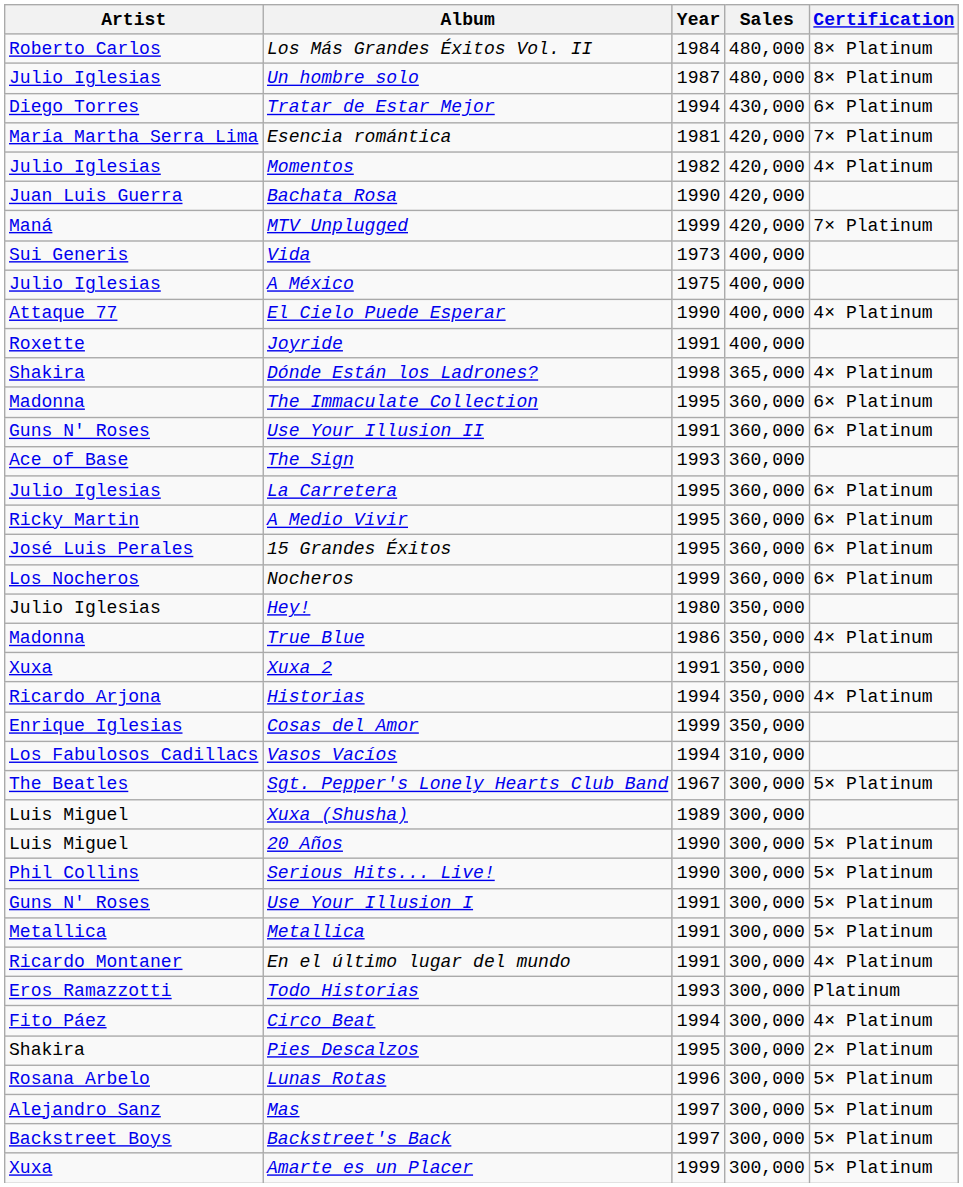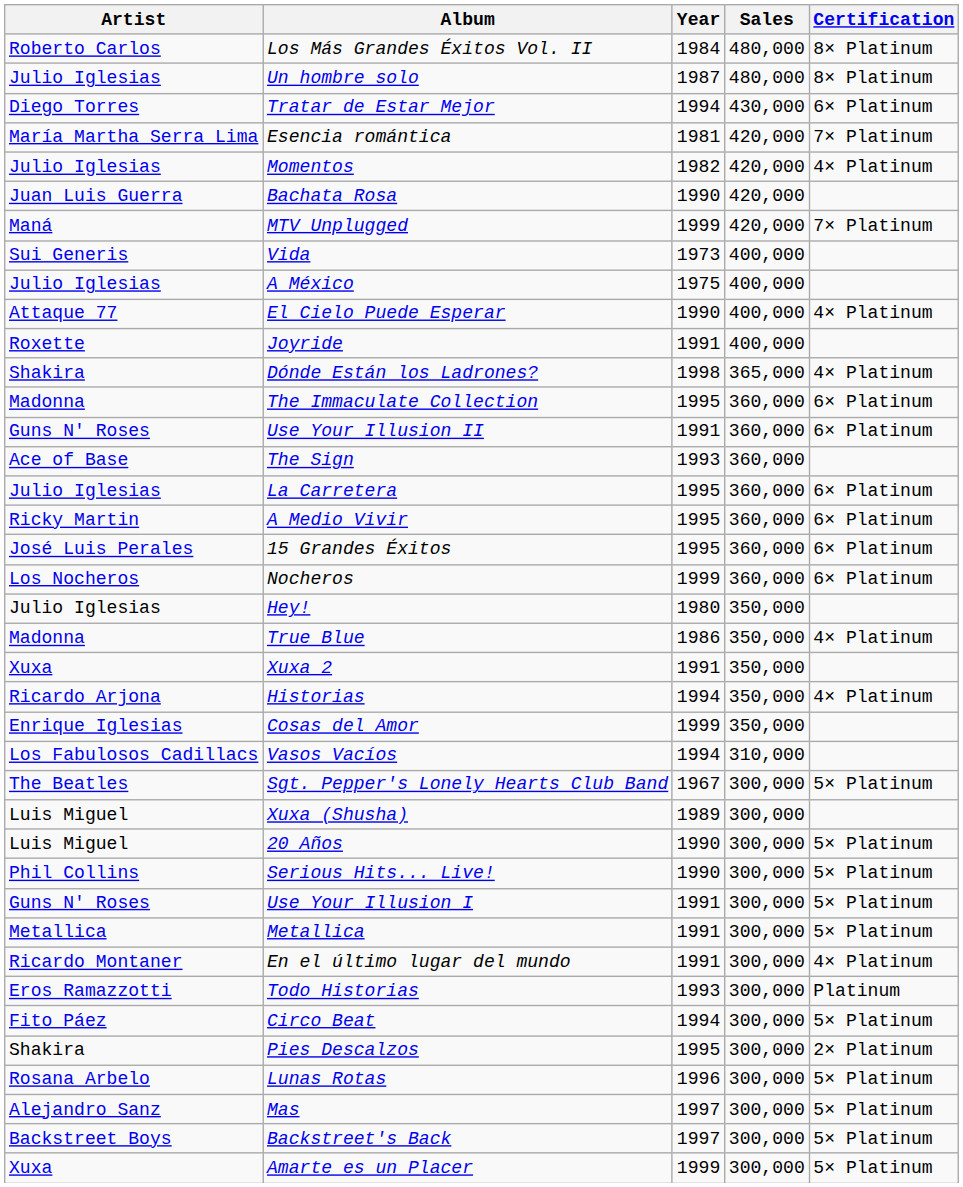(873, 1021) 4× Platinum -> (873, 1021) 5× Platinum
